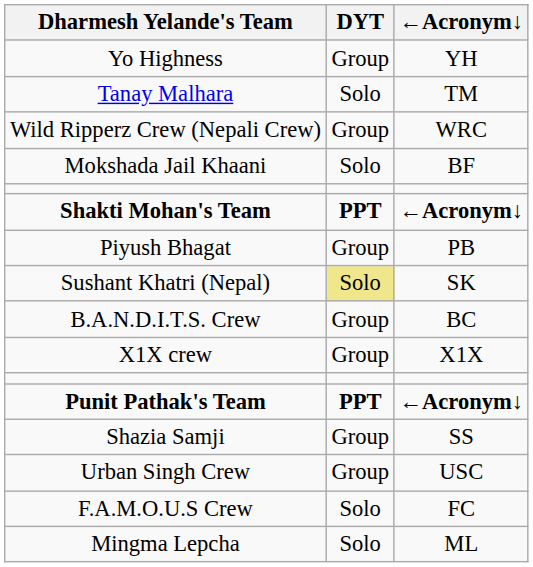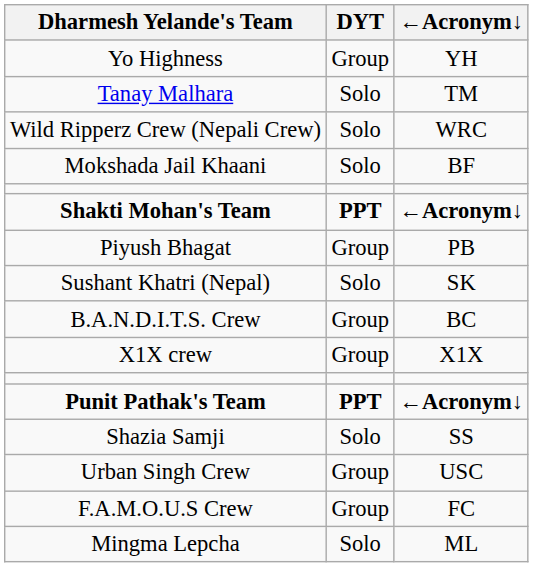(360, 129) Group -> (360, 129) Solo
(360, 283) khaki background -> (360, 283) no background
(360, 436) Group -> (360, 436) Solo
(360, 508) Solo -> (360, 508) Group
